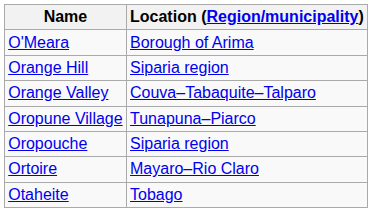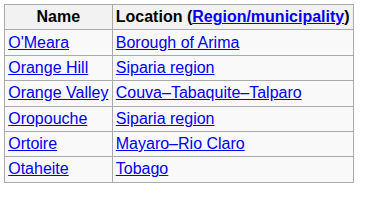- row: (65, 118)
